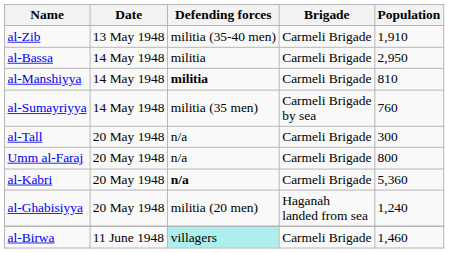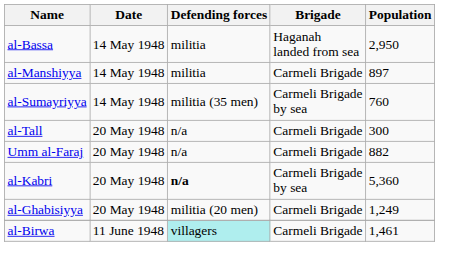- row: (24, 36)
(327, 57) Carmeli Brigade -> (316, 44) Haganah landed from sea
(189, 79) bold -> (188, 72) normal
(388, 79) 810 -> (379, 72) 897
(388, 158) 800 -> (379, 151) 882
(327, 179) Carmeli Brigade -> (318, 180) Carmeli Brigade by sea
(325, 208) Haganah landed from sea -> (318, 209) Carmeli Brigade
(393, 208) 1,240 -> (384, 209) 1,249
(393, 237) 1,460 -> (384, 231) 1,461
